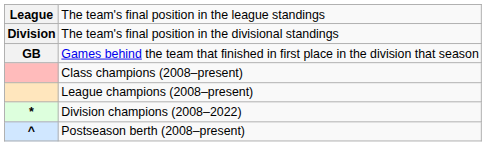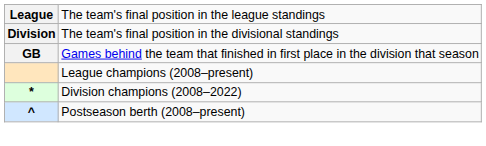- row: (152, 72)
